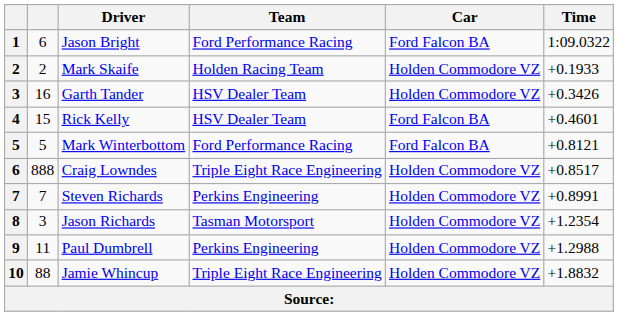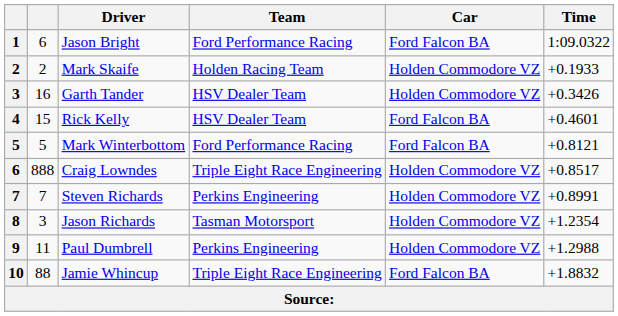(465, 272) Holden Commodore VZ -> (439, 272) Ford Falcon BA
